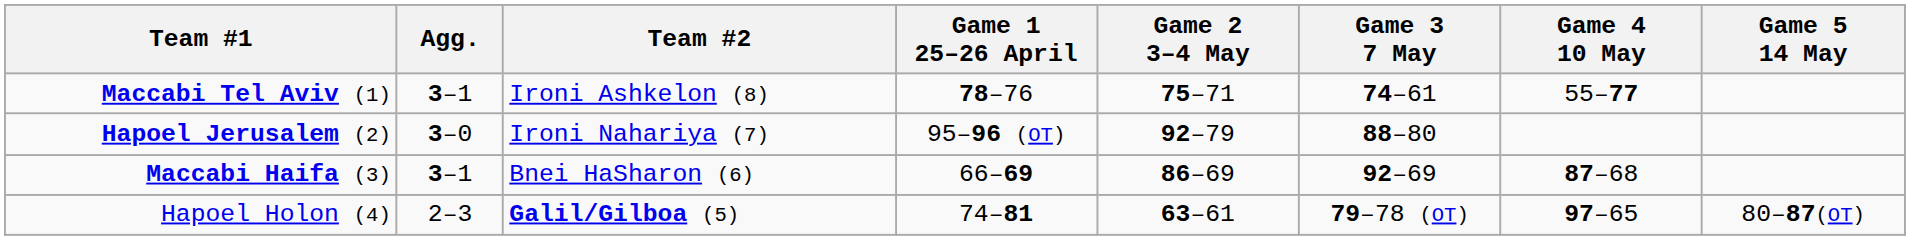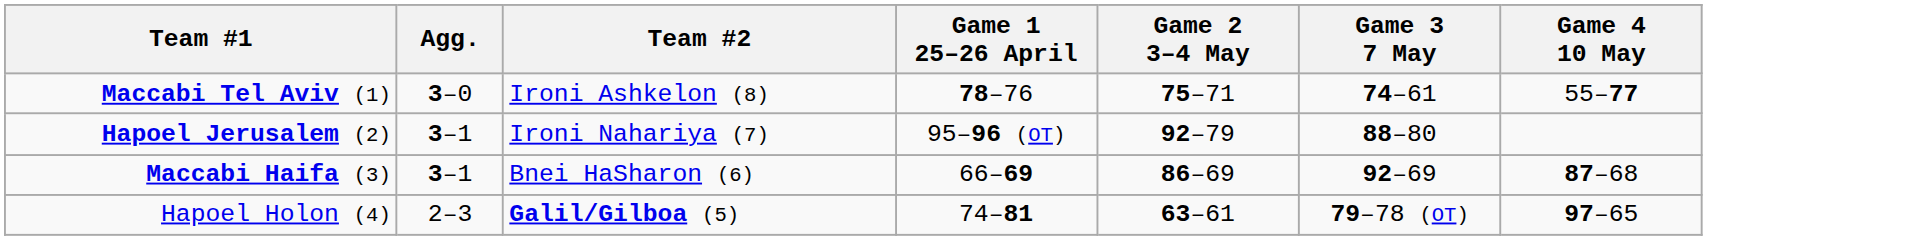- column: (1803, 39)
(450, 94) 3–1 -> (450, 94) 3–0
(450, 134) 3–0 -> (450, 134) 3–1
